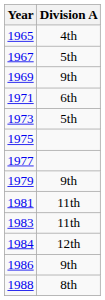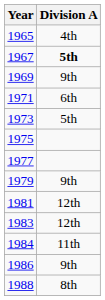(69, 56) normal -> (69, 56) bold
(69, 202) 11th -> (69, 202) 12th
(69, 222) 11th -> (69, 222) 12th
(69, 243) 12th -> (69, 243) 11th
